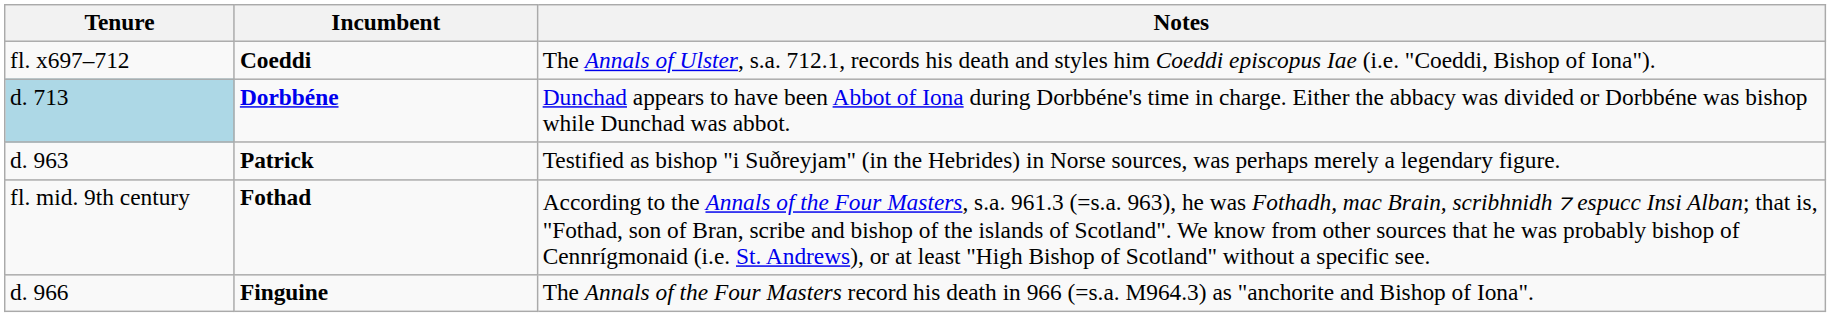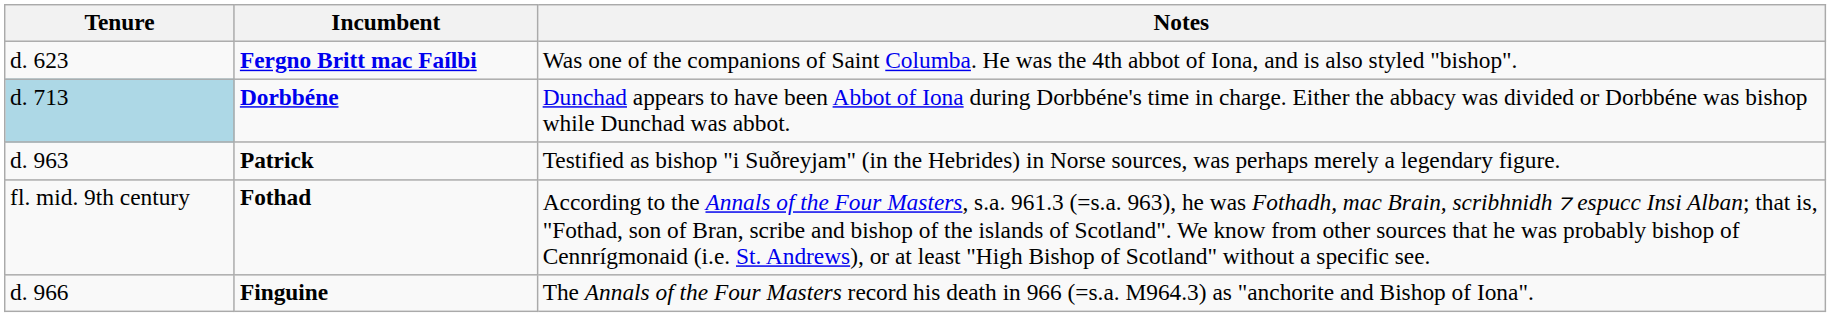+ row: (358, 60)
- row: (276, 60)
